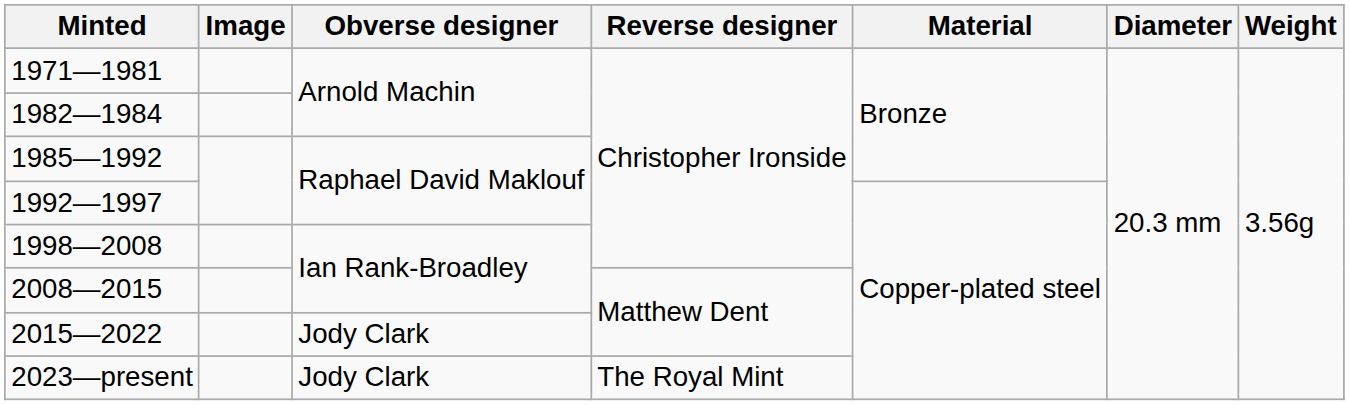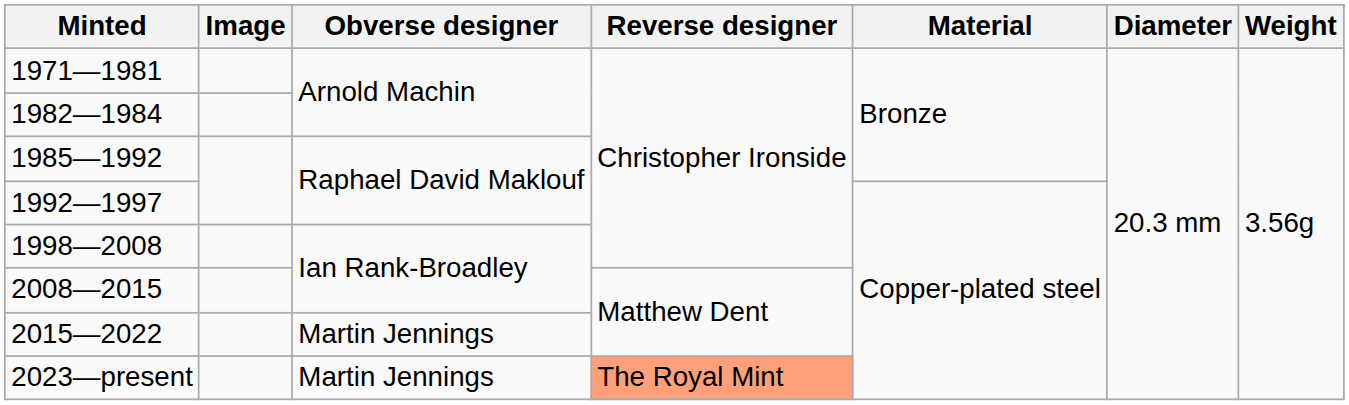(364, 333) Jody Clark -> (396, 333) Martin Jennings
(364, 377) Jody Clark -> (396, 377) Martin Jennings
(690, 377) no background -> (690, 377) lightsalmon background
